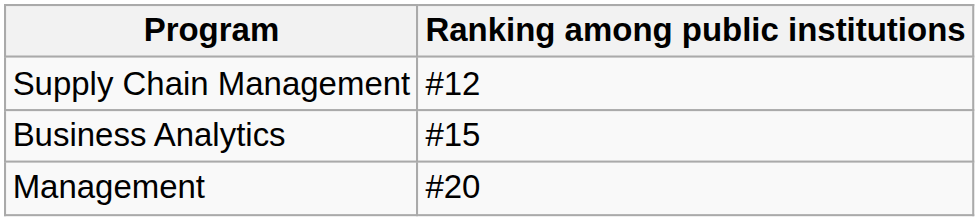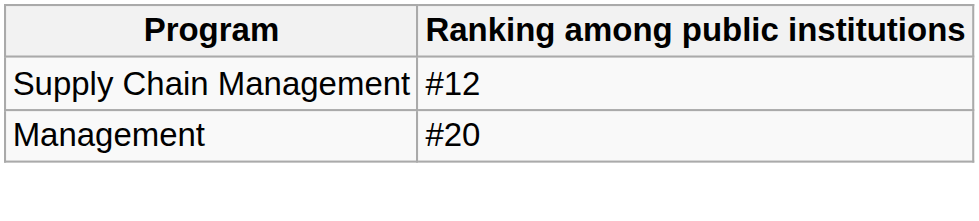- row: (149, 135)
